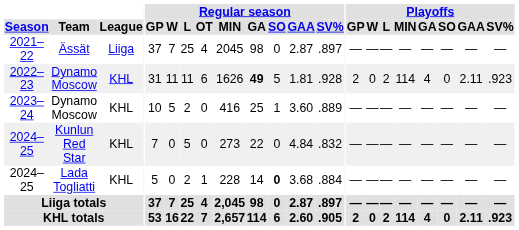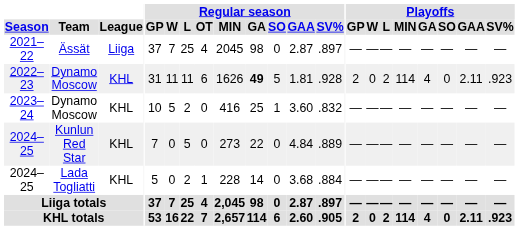(330, 108) .889 -> (330, 108) .832
(330, 144) .832 -> (330, 144) .889
(277, 180) bold -> (277, 180) normal
